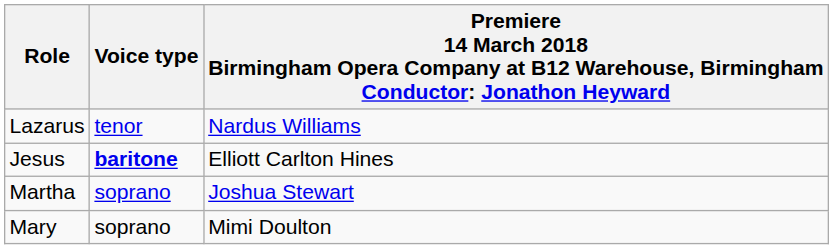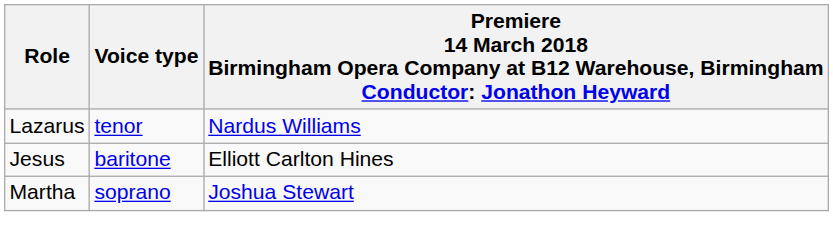(136, 159) bold -> (133, 159) normal
- row: (33, 226)
